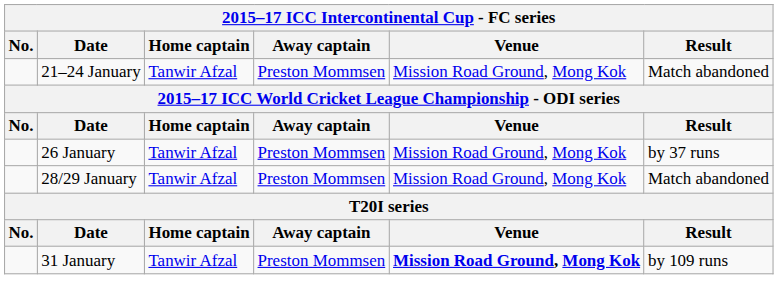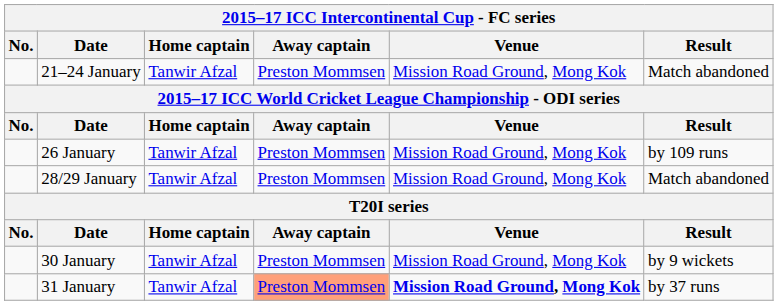(684, 152) by 37 runs -> (688, 152) by 109 runs
+ row: (78, 260)
(321, 260) no background -> (321, 286) lightsalmon background
(688, 260) by 109 runs -> (684, 286) by 37 runs
